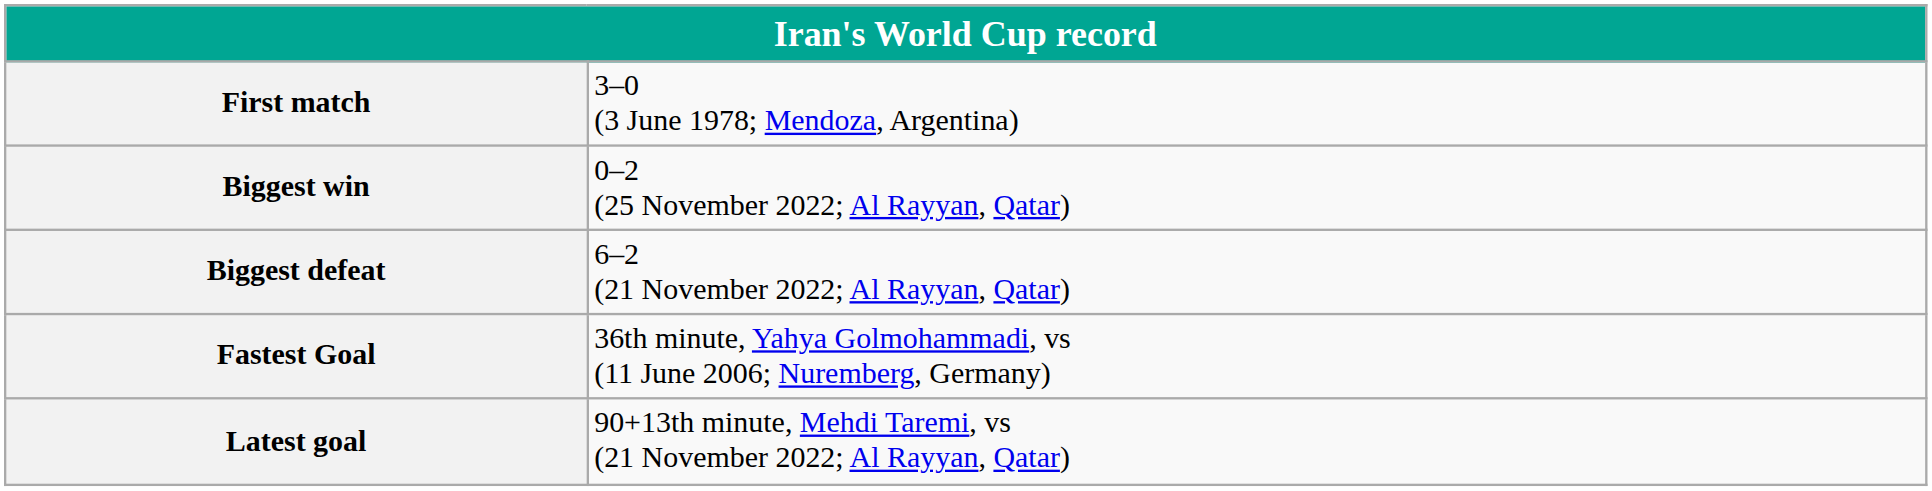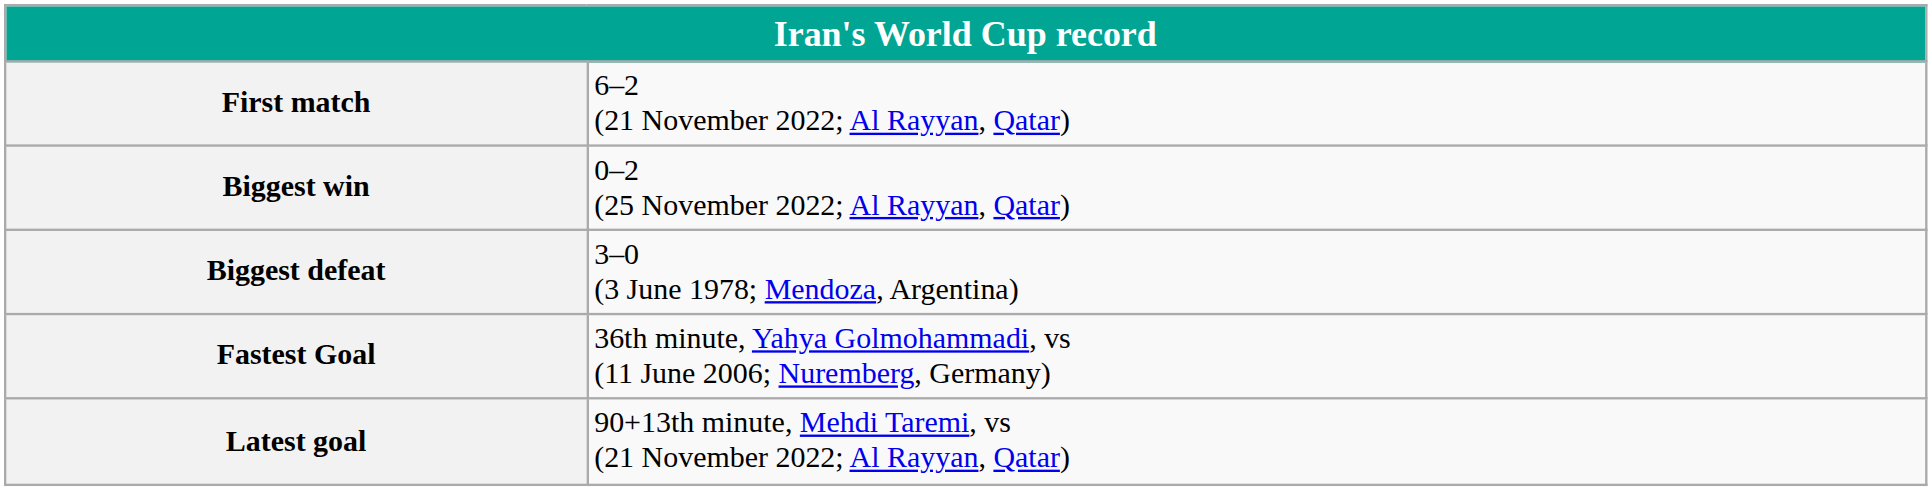(1256, 104) 3–0 (3 June 1978; Mendoza, Argentina) -> (1256, 104) 6–2 (21 November 2022; Al Rayyan, Qatar)
(1256, 272) 6–2 (21 November 2022; Al Rayyan, Qatar) -> (1256, 272) 3–0 (3 June 1978; Mendoza, Argentina)
